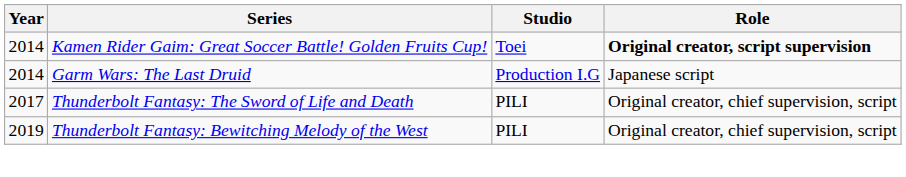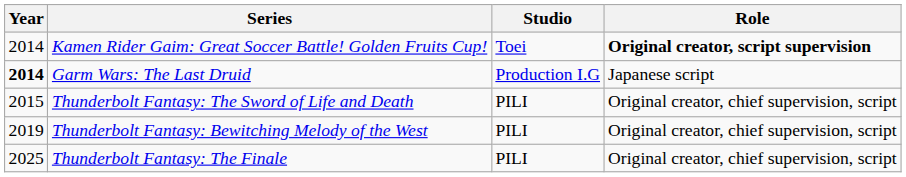(26, 74) normal -> (26, 74) bold
(26, 102) 2017 -> (26, 102) 2015
+ row: (169, 158)
